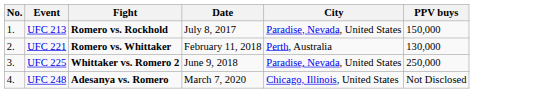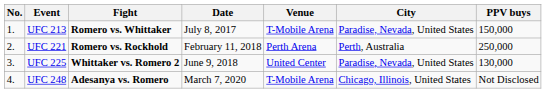+ column: (300, 12)
(120, 29) Romero vs. Rockhold -> (121, 29) Romero vs. Whittaker
(121, 46) Romero vs. Whittaker -> (120, 46) Romero vs. Rockhold
(423, 46) 130,000 -> (496, 46) 250,000
(423, 63) 250,000 -> (496, 63) 130,000
